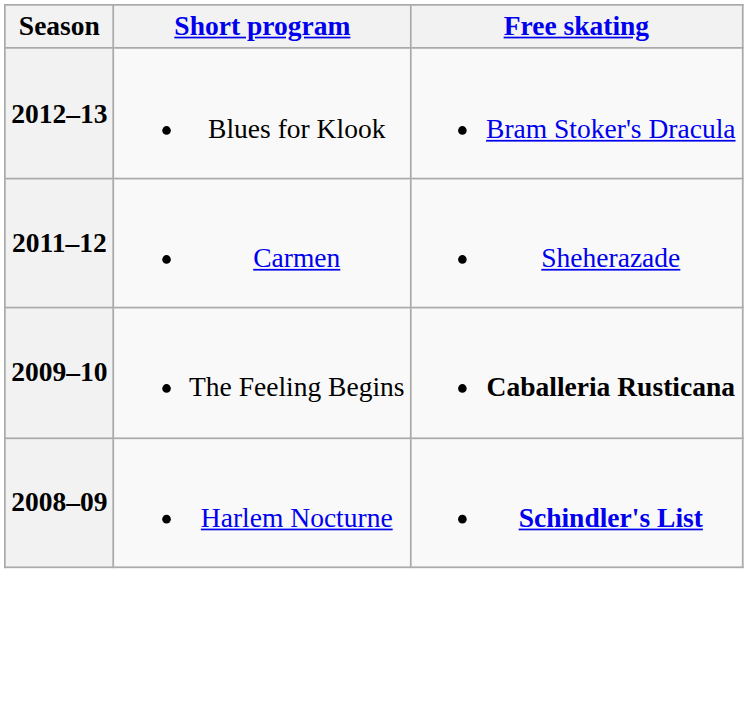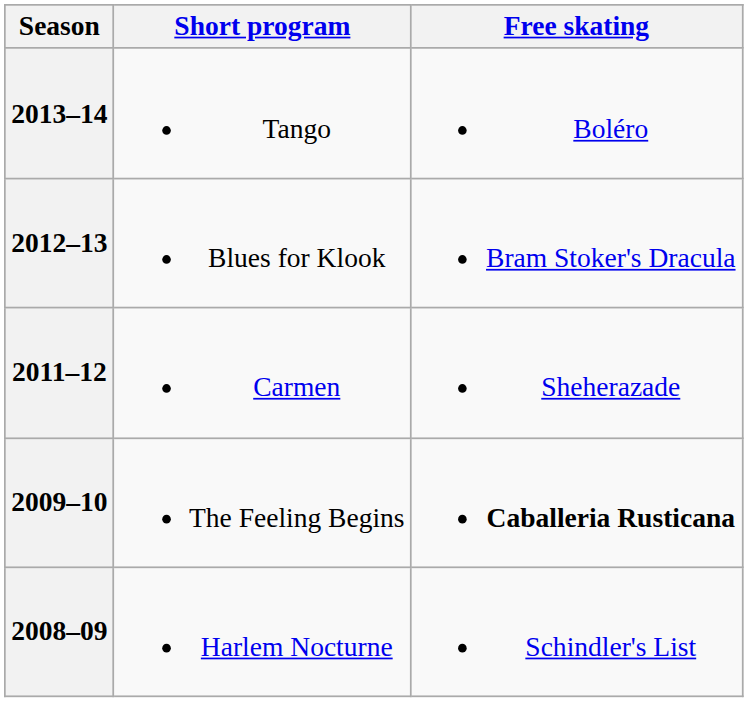+ row: (59, 112)
(576, 518) bold -> (576, 647) normal
